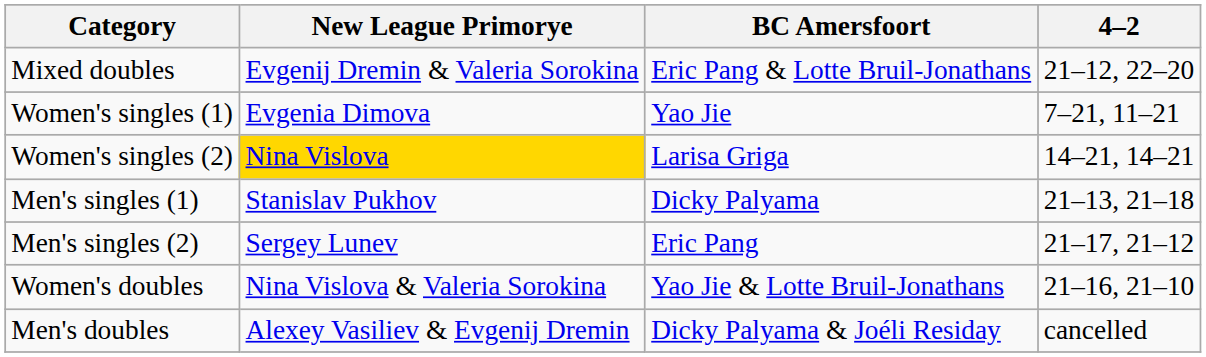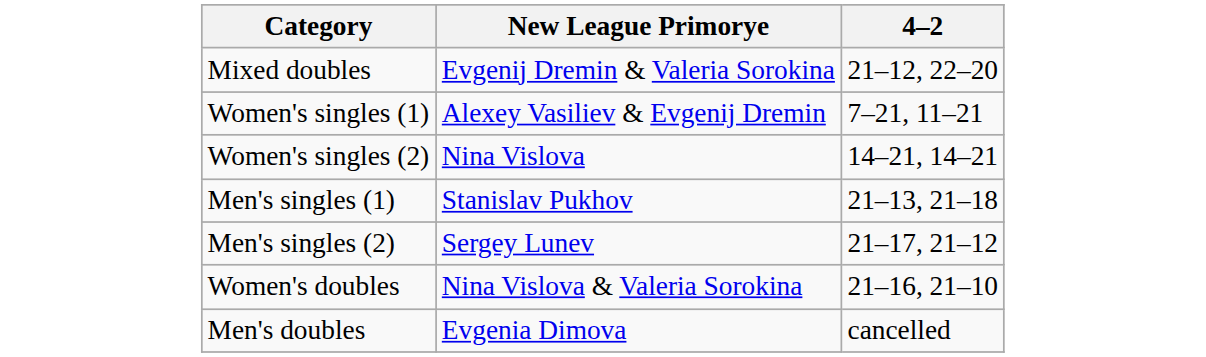- column: (841, 26)
(338, 112) Evgenia Dimova -> (634, 112) Alexey Vasiliev & Evgenij Dremin
(317, 156) gold background -> (513, 156) no background
(438, 329) Alexey Vasiliev & Evgenij Dremin -> (534, 329) Evgenia Dimova
